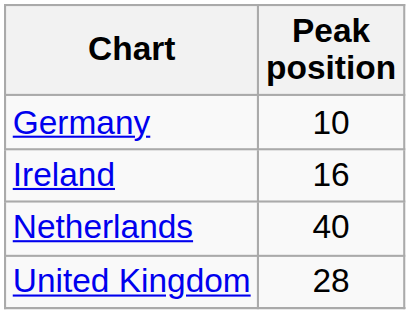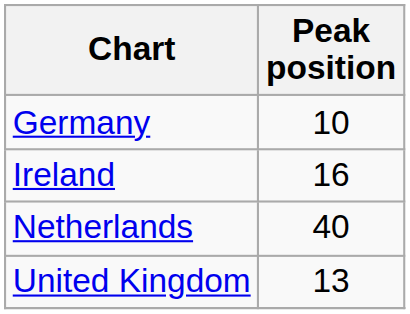(331, 280) 28 -> (331, 280) 13
